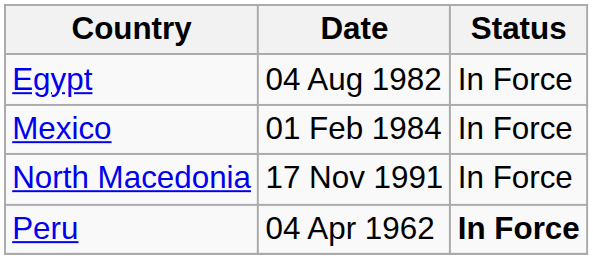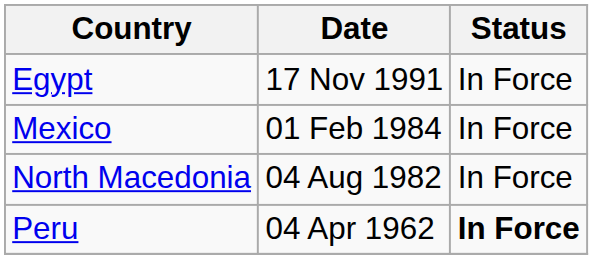(354, 79) 04 Aug 1982 -> (354, 79) 17 Nov 1991
(354, 178) 17 Nov 1991 -> (354, 178) 04 Aug 1982
